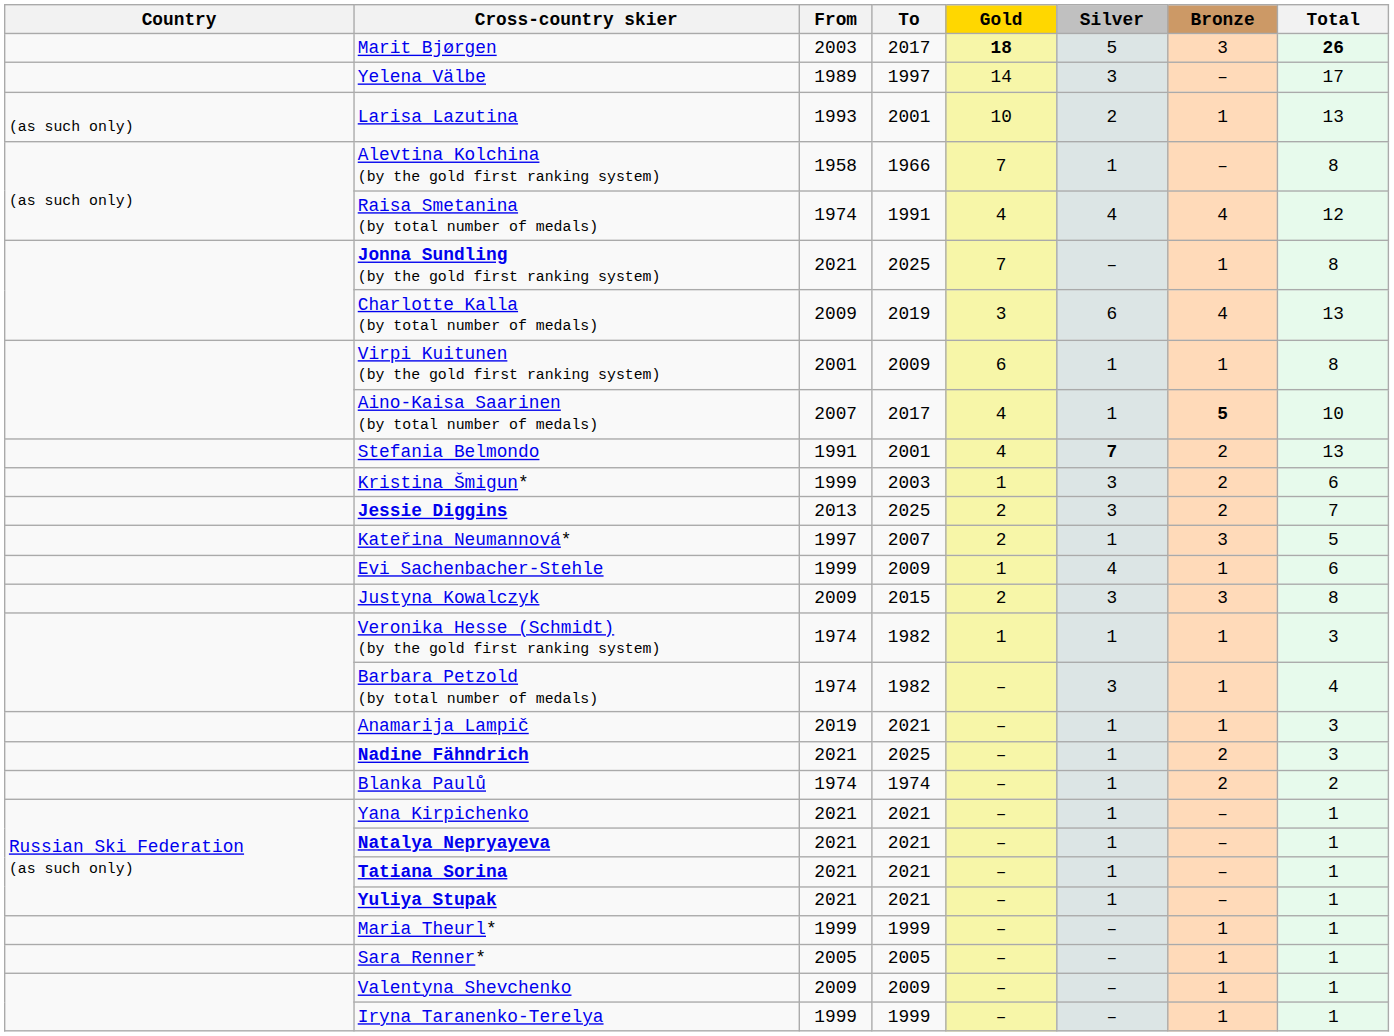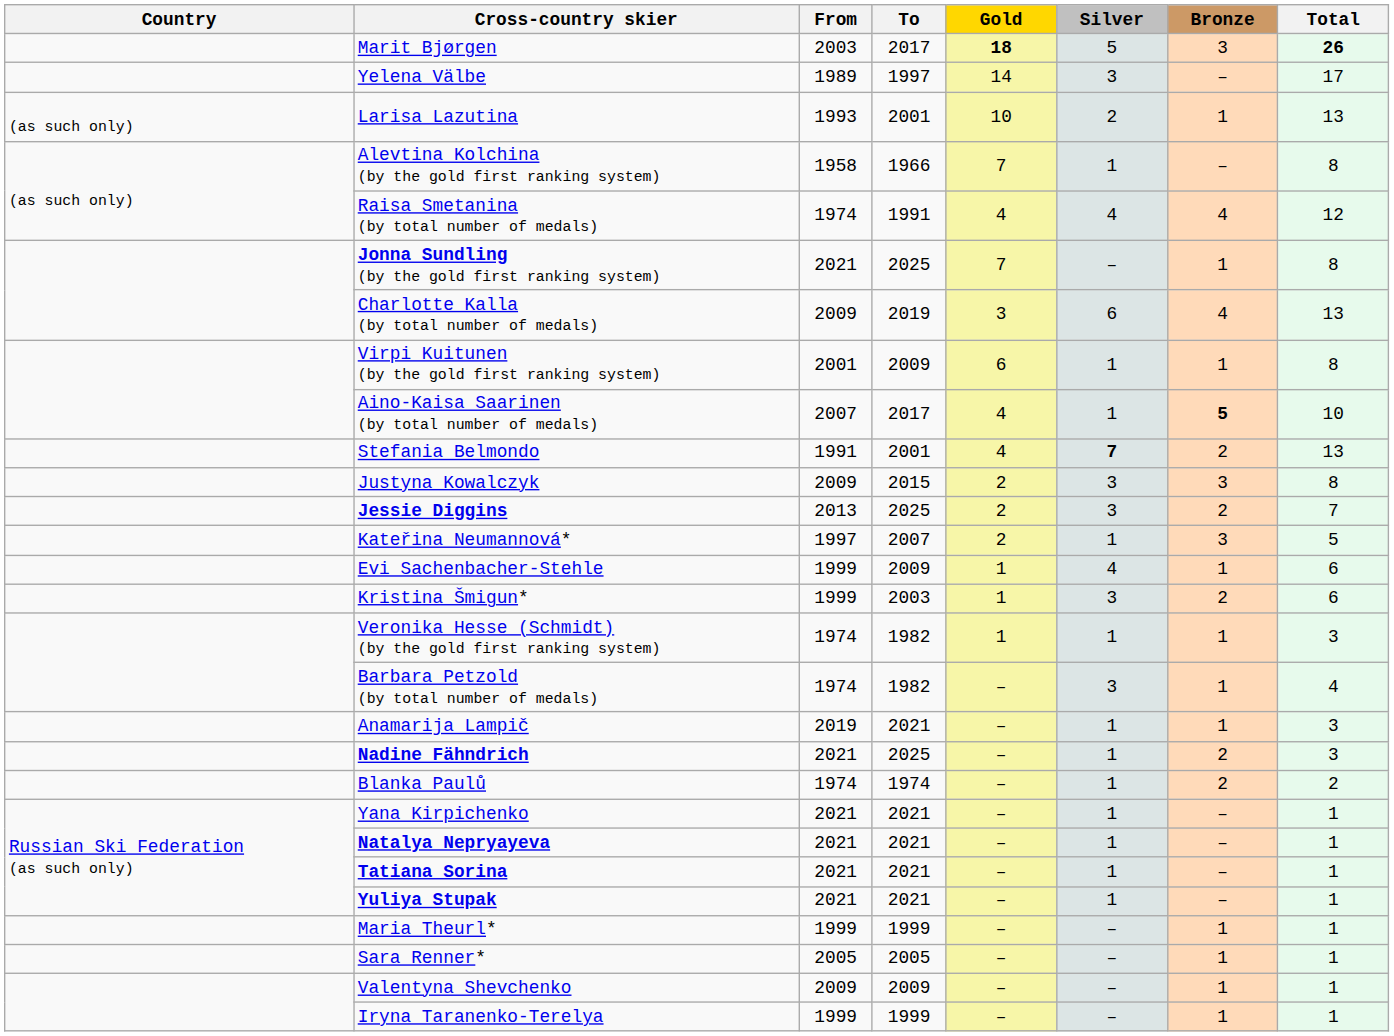rows swapped: (449, 598) <-> (443, 482)
